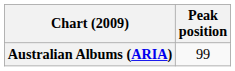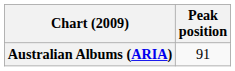(203, 54) 99 -> (203, 54) 91
